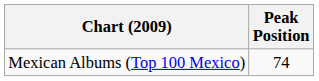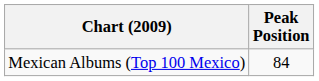(281, 62) 74 -> (281, 62) 84
